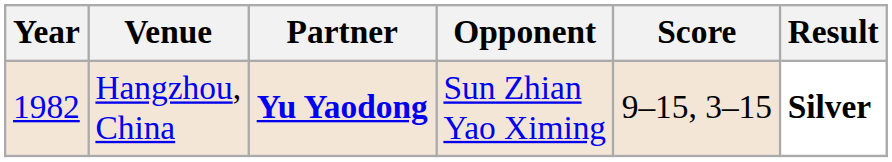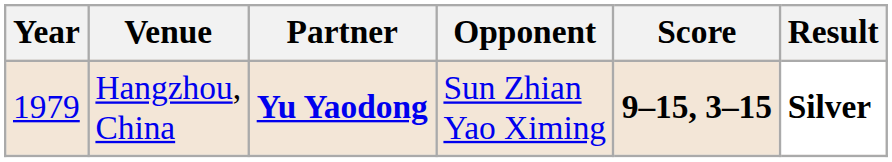(46, 107) 1982 -> (46, 107) 1979
(697, 107) normal -> (697, 107) bold
